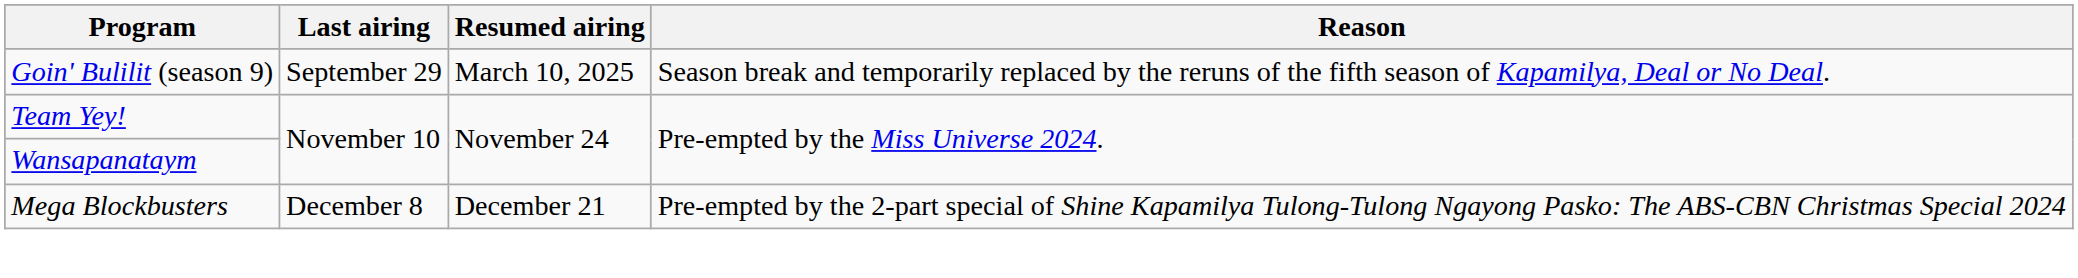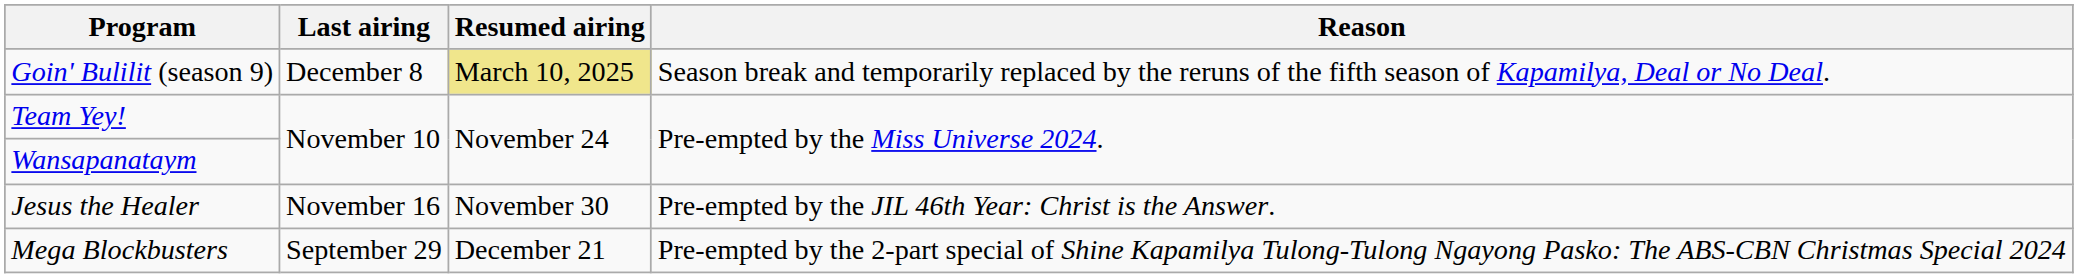(364, 71) September 29 -> (355, 71) December 8
(544, 71) no background -> (544, 71) khaki background
+ row: (105, 205)
(355, 205) December 8 -> (364, 250) September 29
